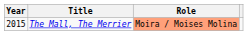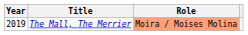(16, 24) 2015 -> (16, 24) 2019
